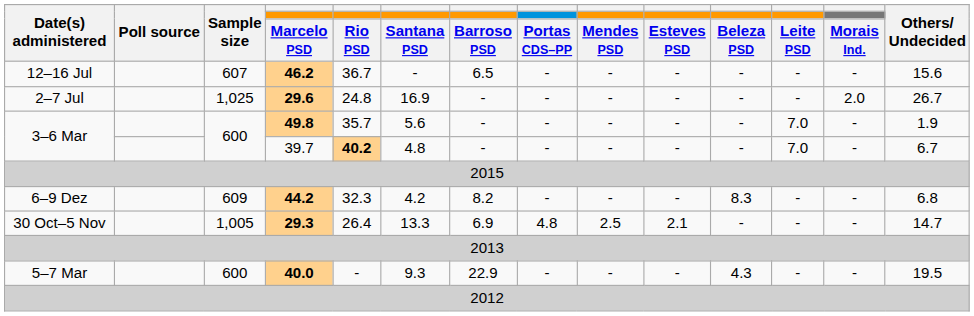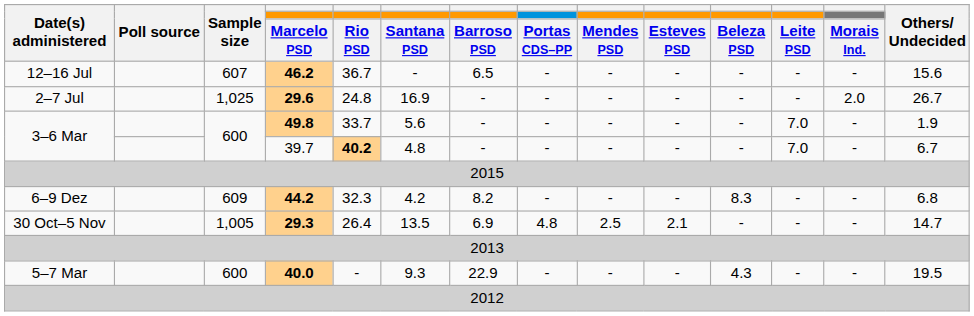(357, 123) 35.7 -> (357, 123) 33.7
(415, 222) 13.3 -> (415, 222) 13.5
